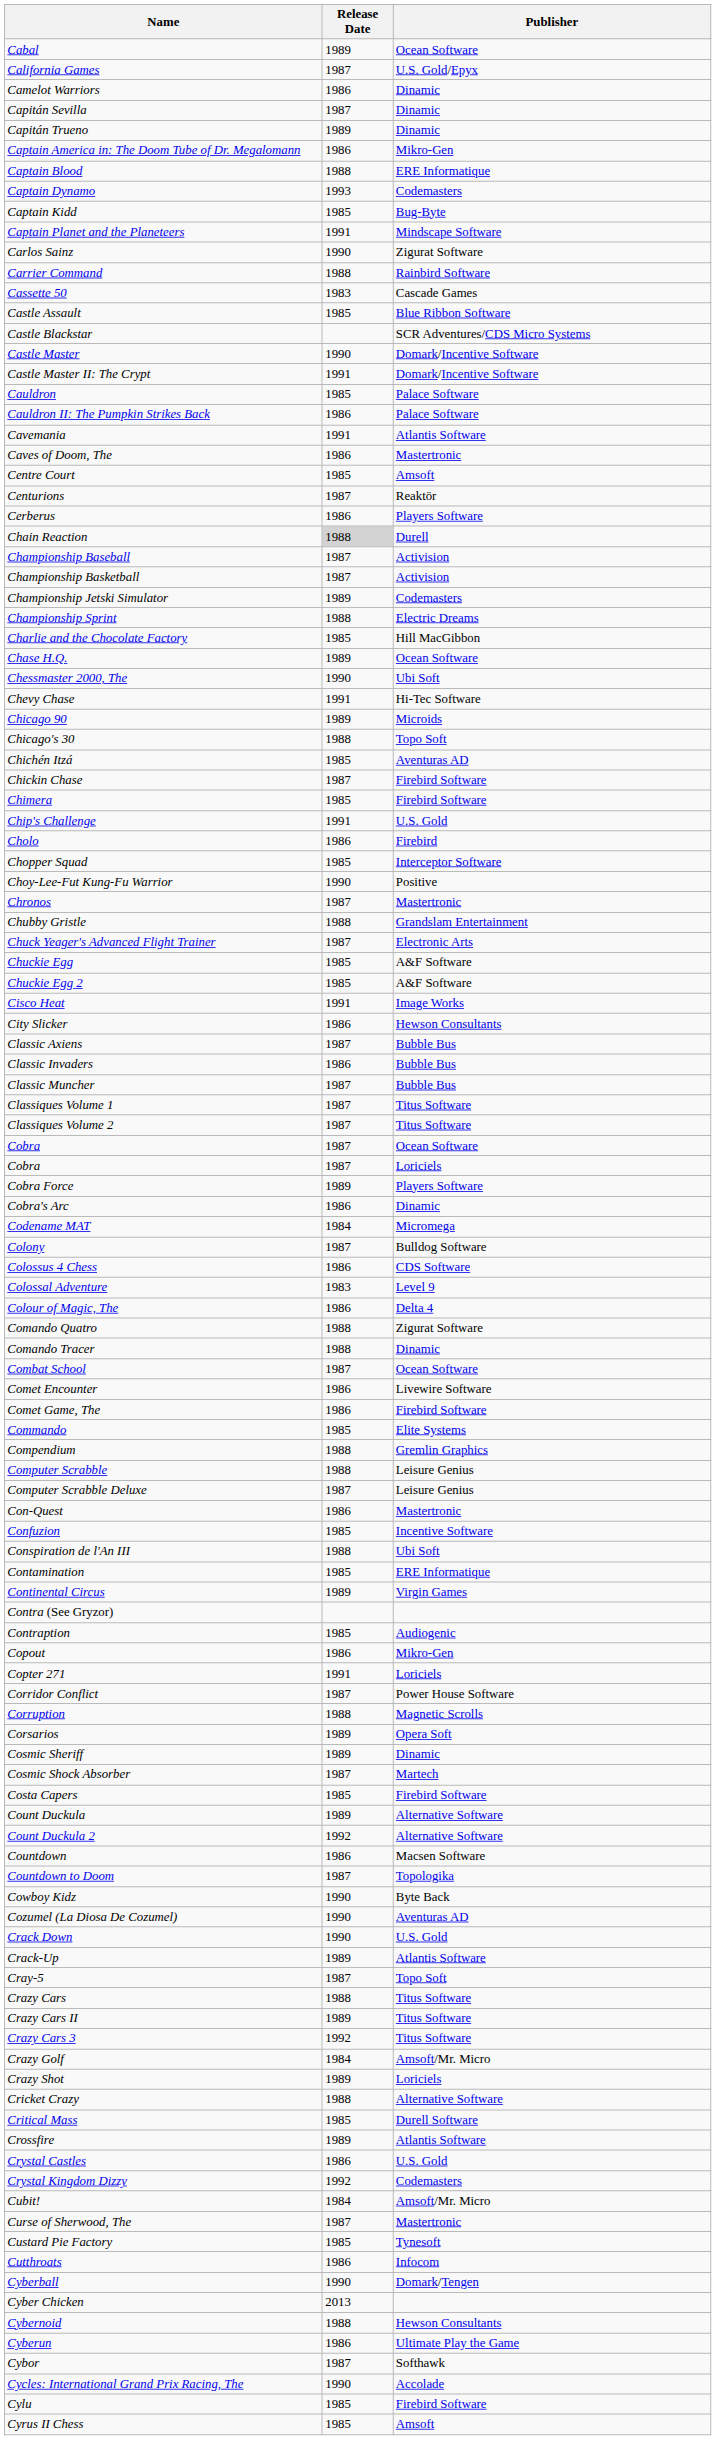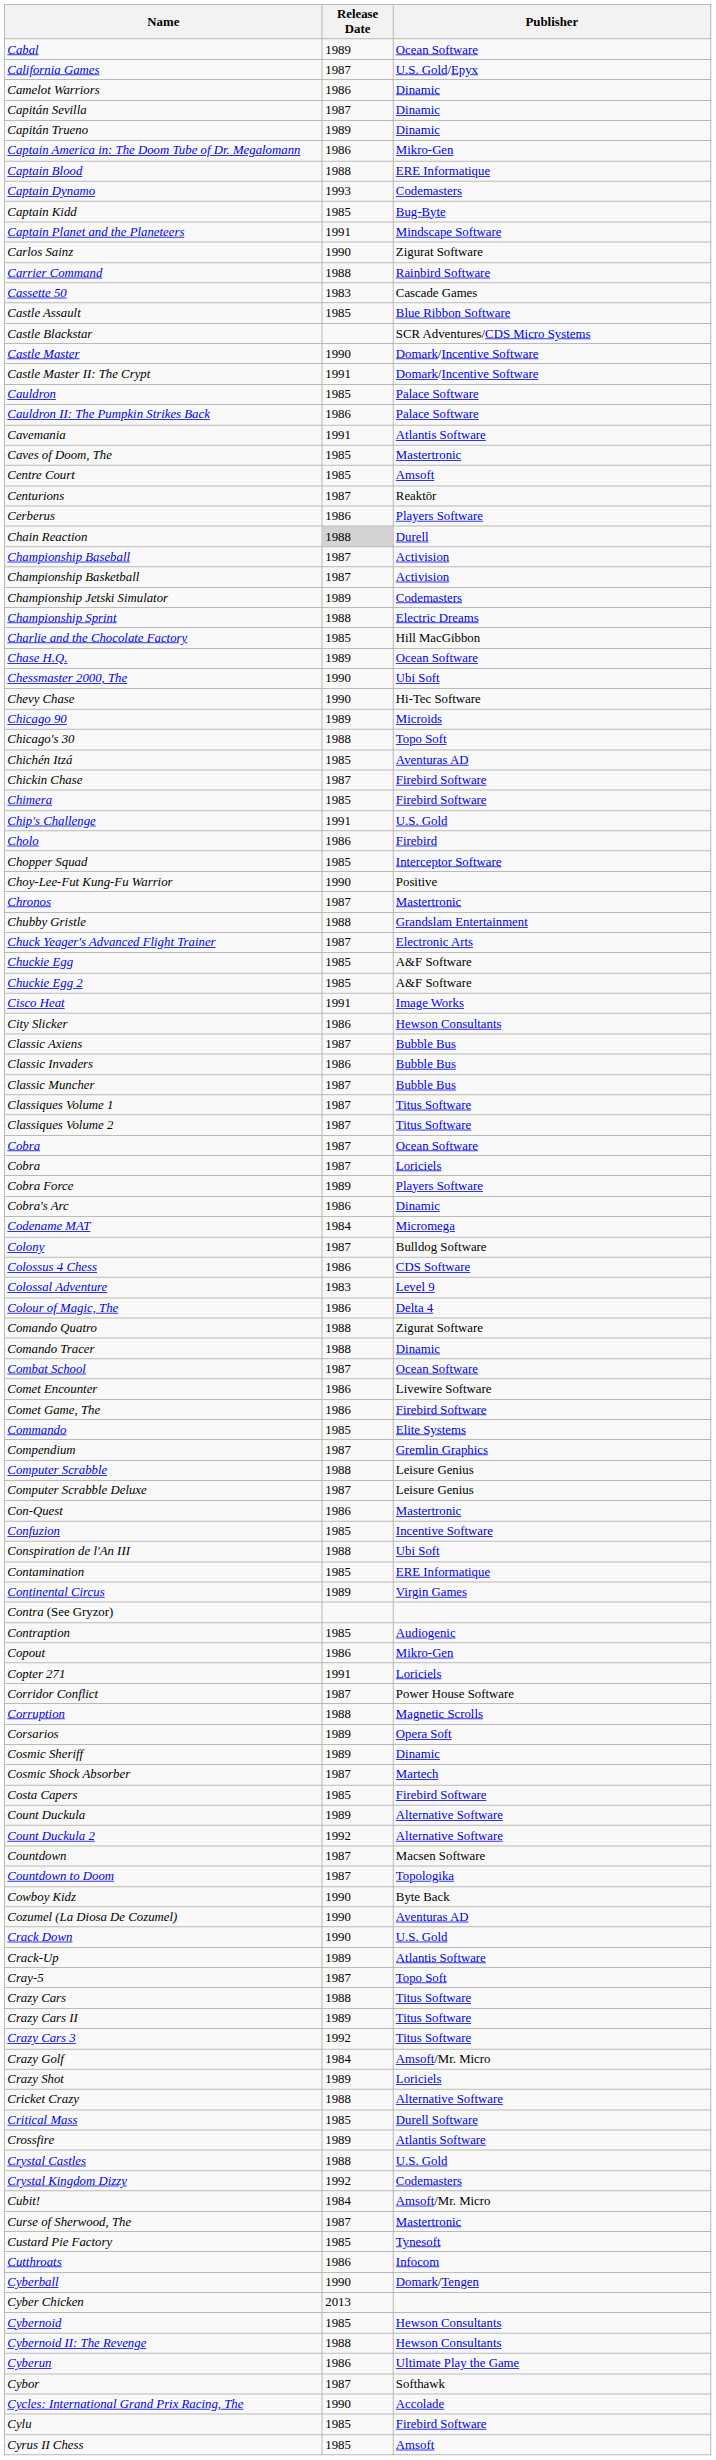(338, 455) 1986 -> (338, 455) 1985
(338, 698) 1991 -> (338, 698) 1990
(338, 1450) 1988 -> (338, 1450) 1987
(338, 1856) 1986 -> (338, 1856) 1987
(338, 2160) 1986 -> (338, 2160) 1988
(338, 2322) 1988 -> (338, 2322) 1985
+ row: (77, 2343)
